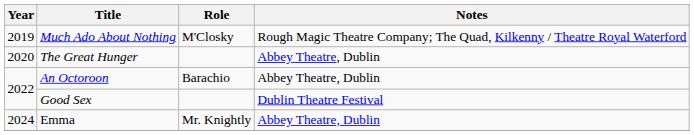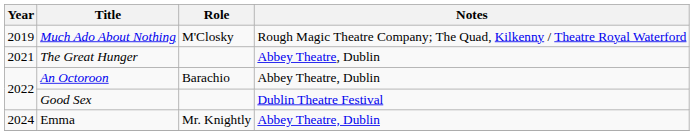(21, 57) 2020 -> (21, 57) 2021
